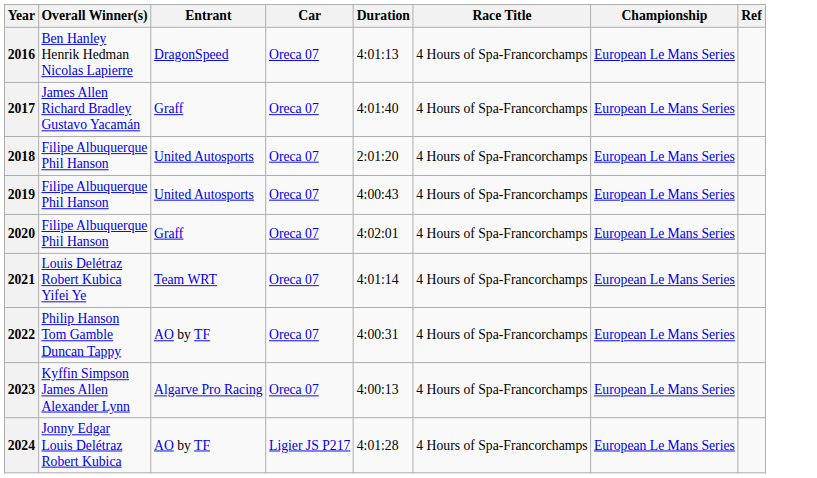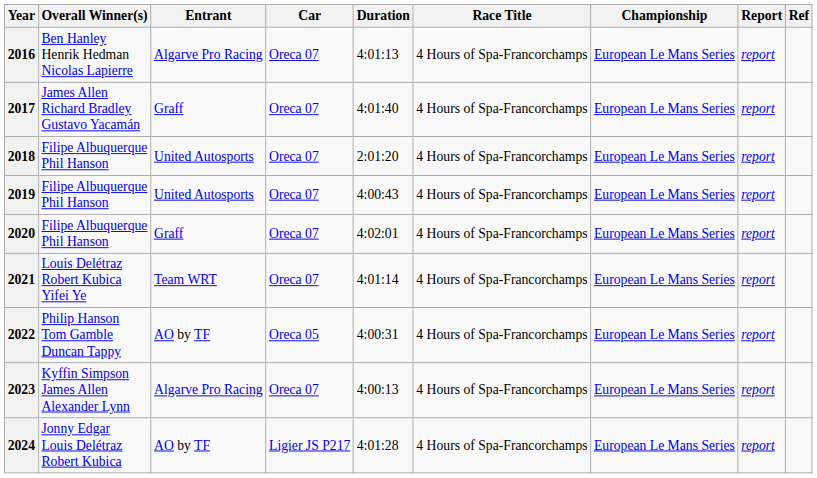+ column: (762, 16)
(191, 54) DragonSpeed -> (208, 54) Algarve Pro Racing
(294, 335) Oreca 07 -> (294, 335) Oreca 05
